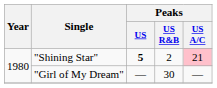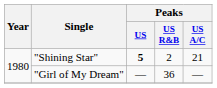(198, 57) pink background -> (198, 57) no background
(169, 74) 30 -> (169, 74) 36
